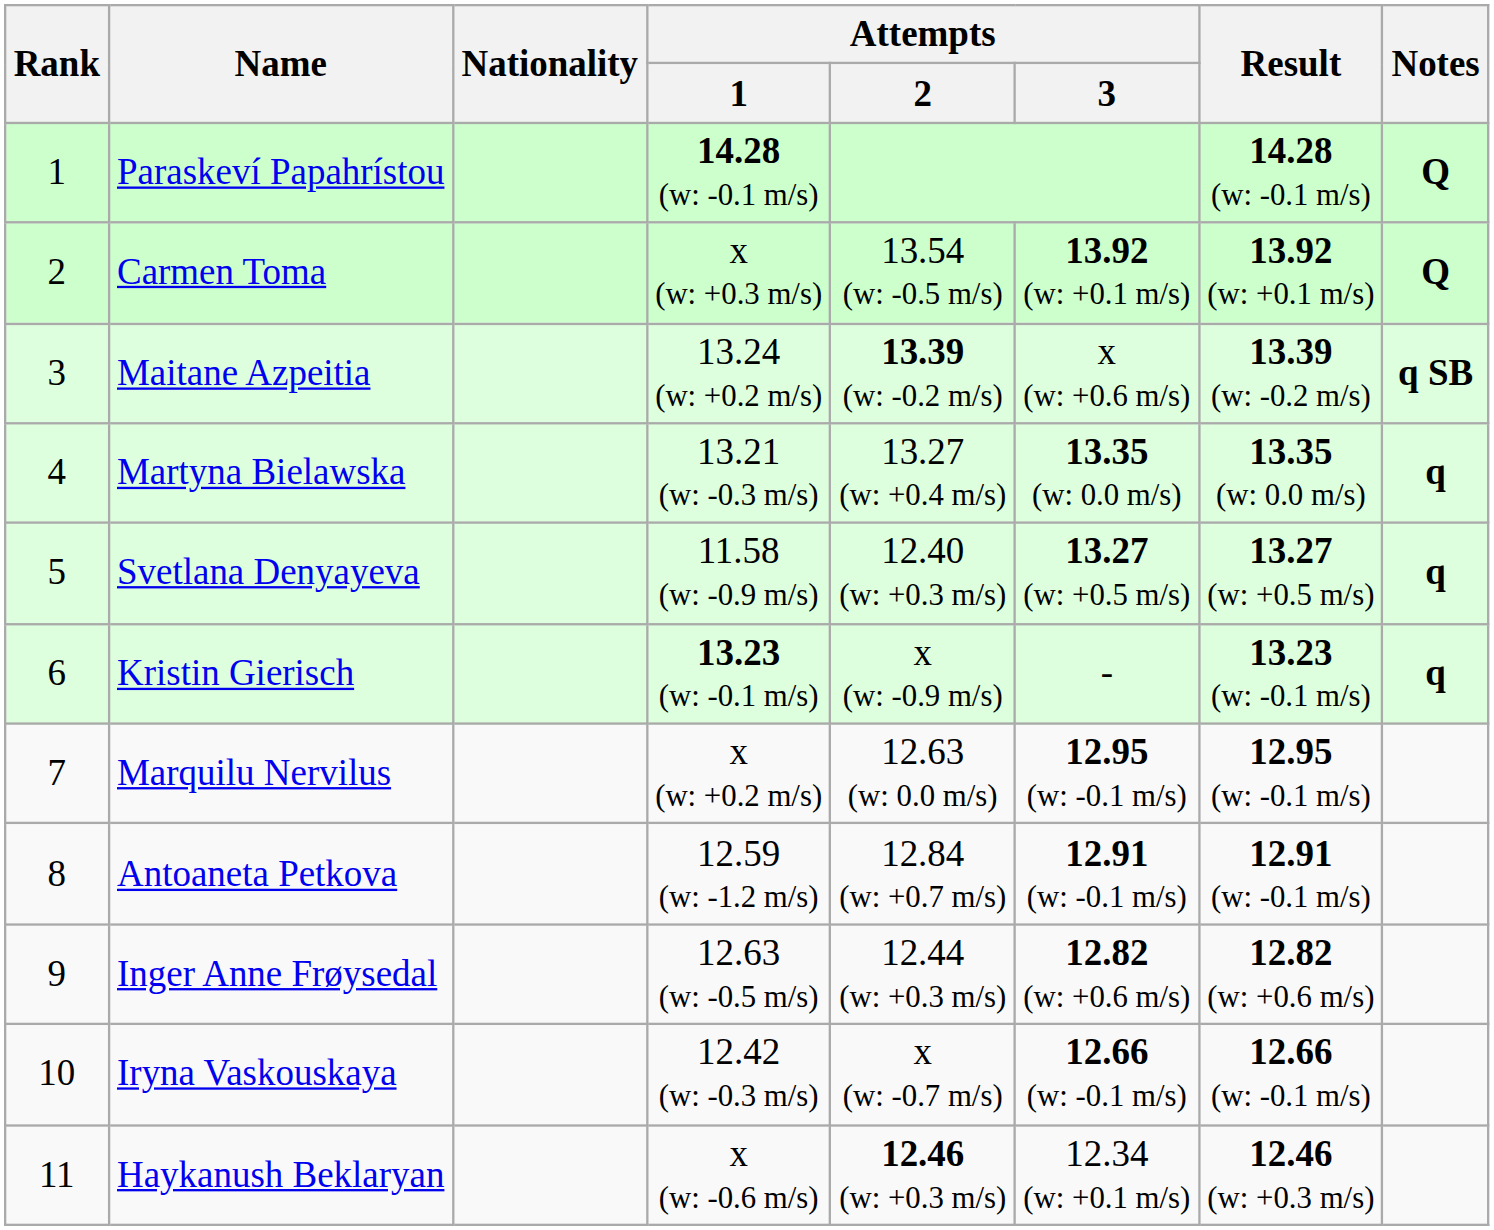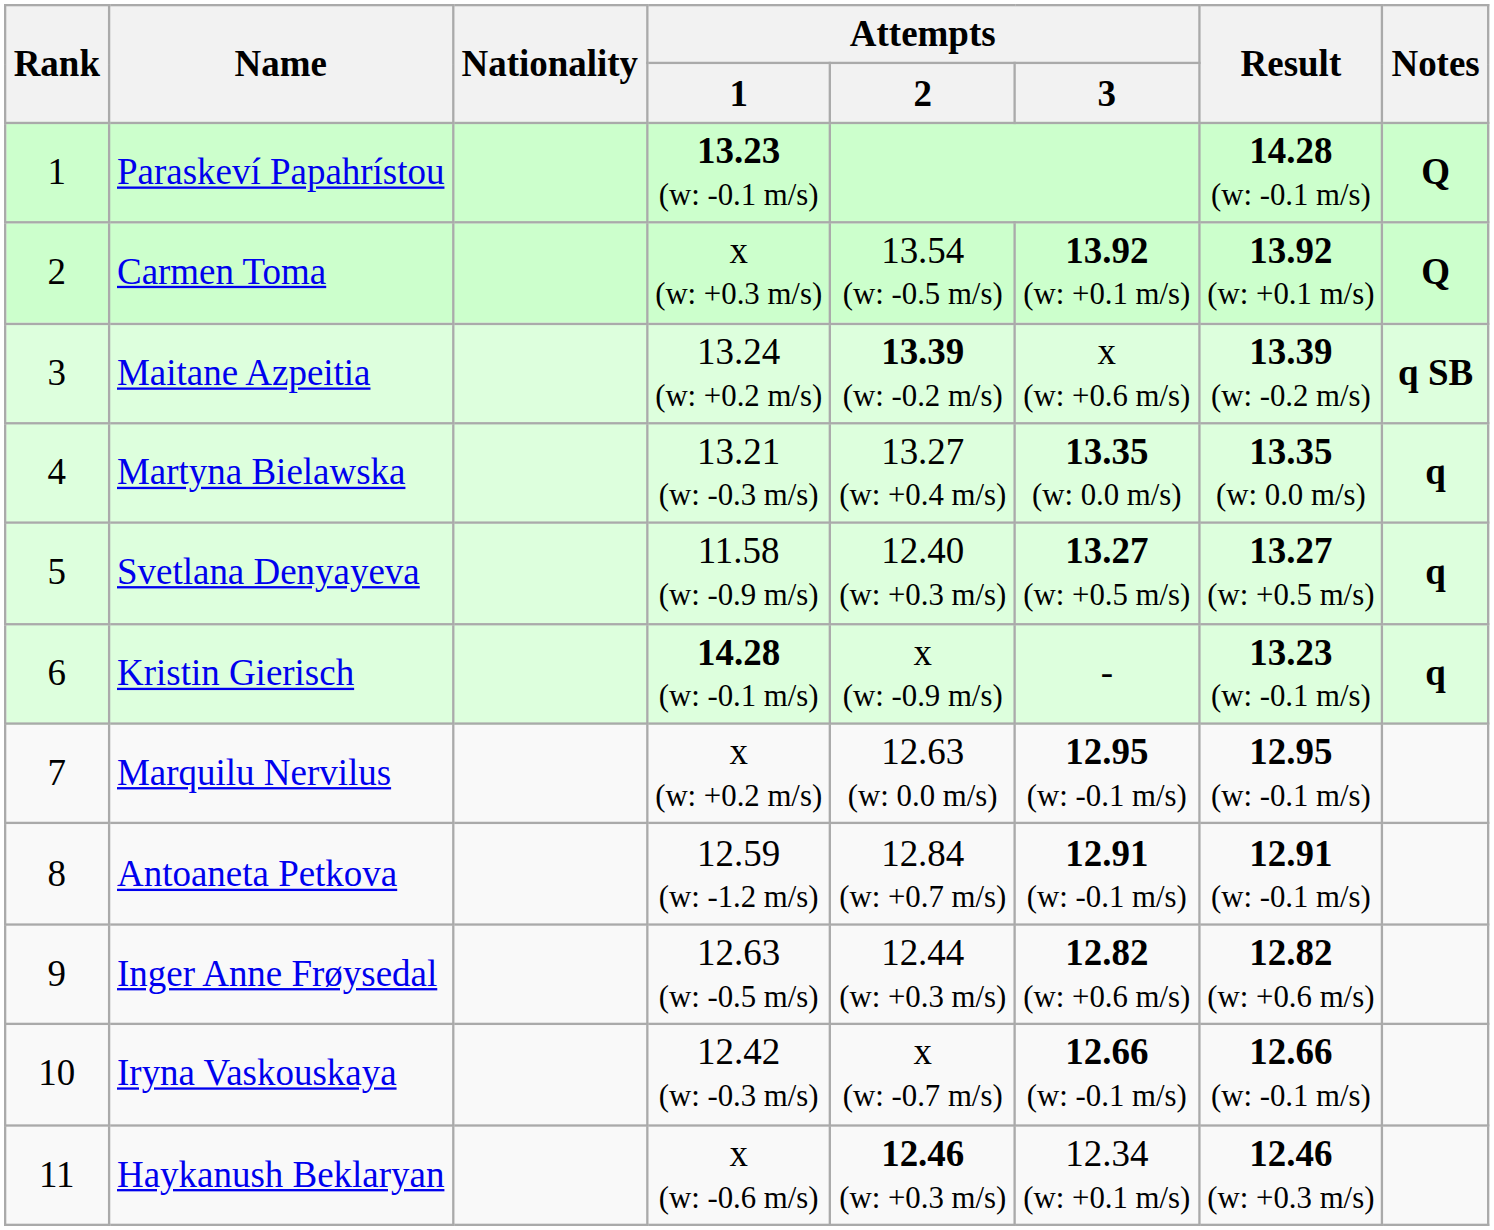(739, 171) 14.28 (w: -0.1 m/s) -> (739, 171) 13.23 (w: -0.1 m/s)
(739, 672) 13.23 (w: -0.1 m/s) -> (739, 672) 14.28 (w: -0.1 m/s)
